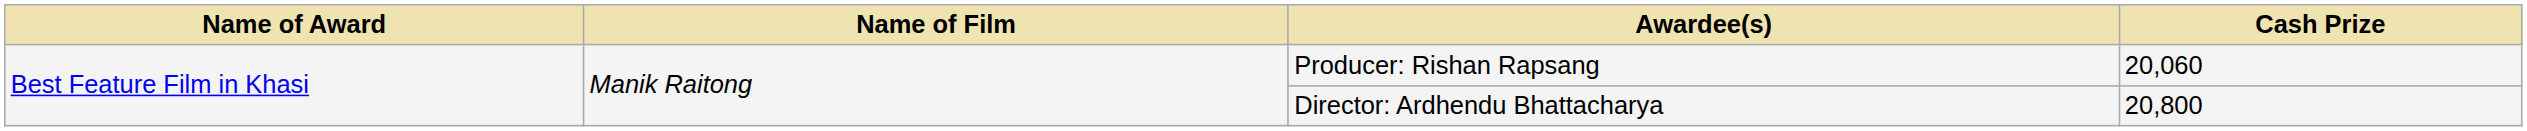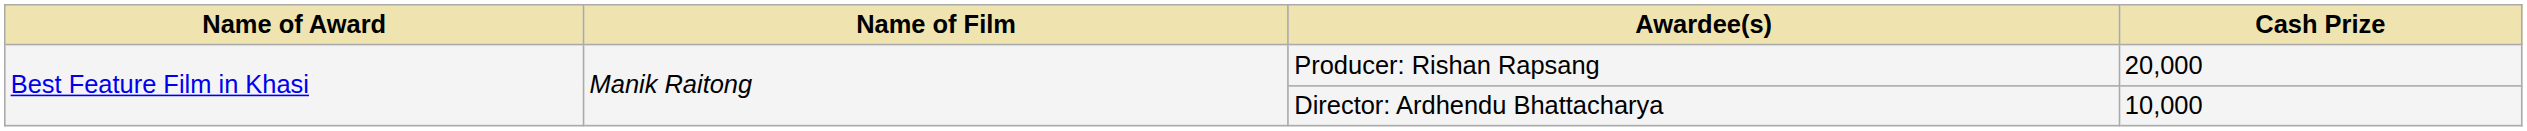(2164, 65) 20,060 -> (2164, 65) 20,000
(2164, 105) 20,800 -> (2164, 105) 10,000
